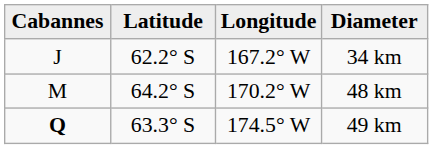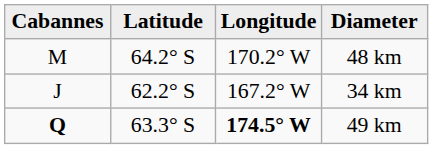rows swapped: (374, 56) <-> (374, 90)
(269, 125) normal -> (269, 125) bold
